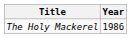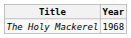(113, 26) 1986 -> (113, 26) 1968
